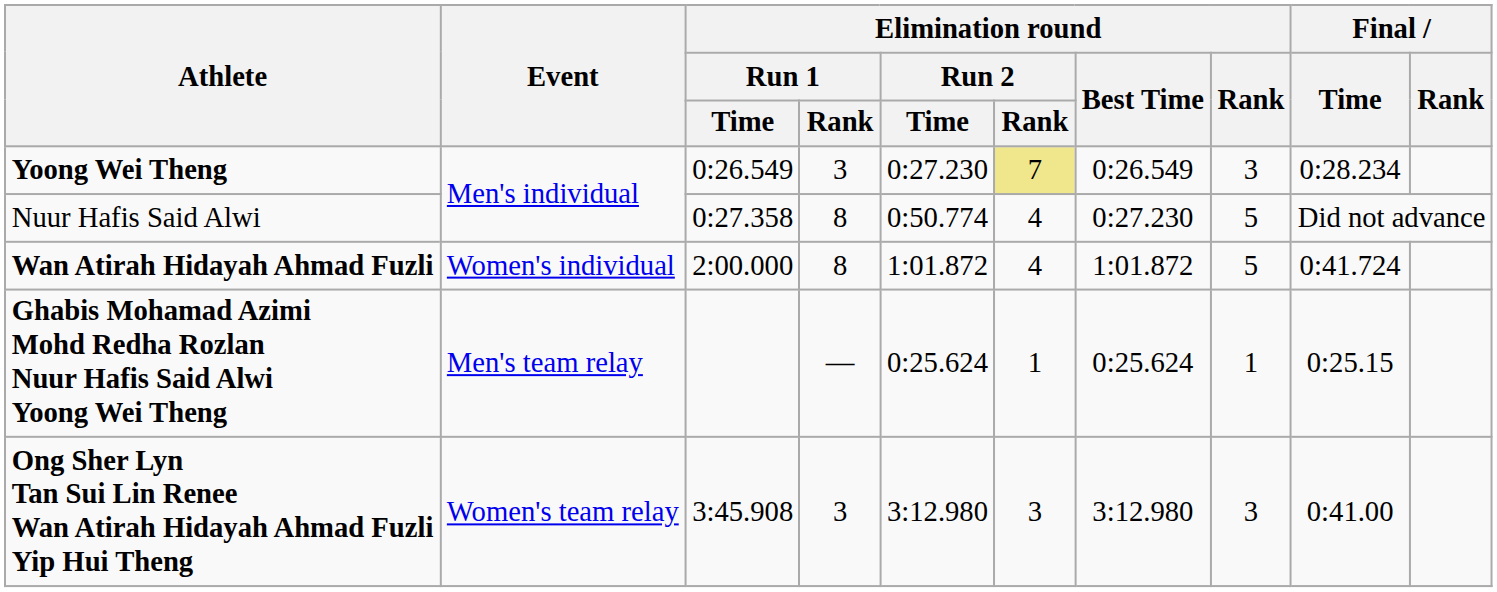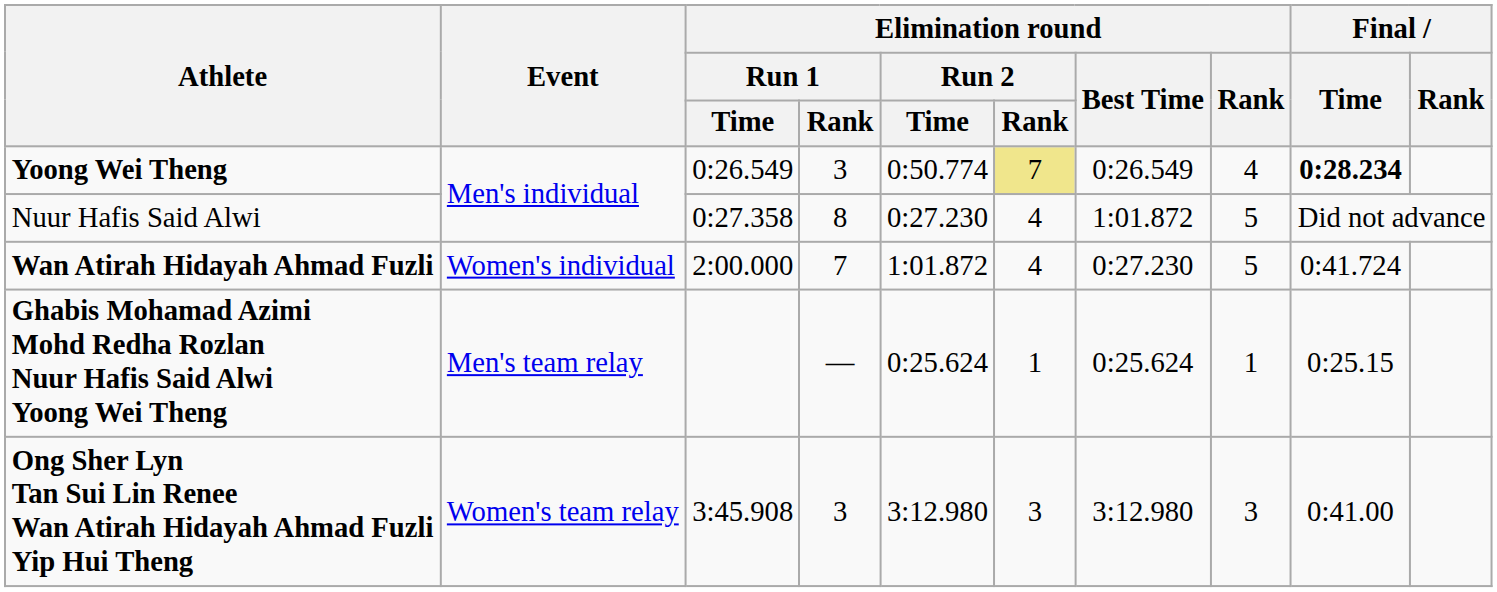(937, 170) 0:27.230 -> (937, 170) 0:50.774
(1251, 170) 3 -> (1251, 170) 4
(1350, 170) normal -> (1350, 170) bold
(937, 217) 0:50.774 -> (937, 217) 0:27.230
(1143, 217) 0:27.230 -> (1143, 217) 1:01.872
(840, 264) 8 -> (840, 264) 7
(1143, 264) 1:01.872 -> (1143, 264) 0:27.230
